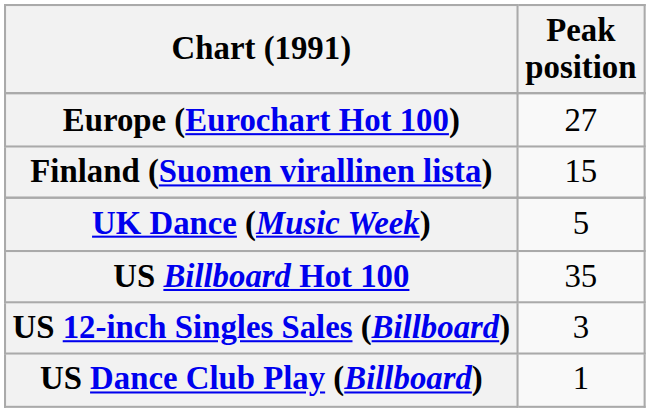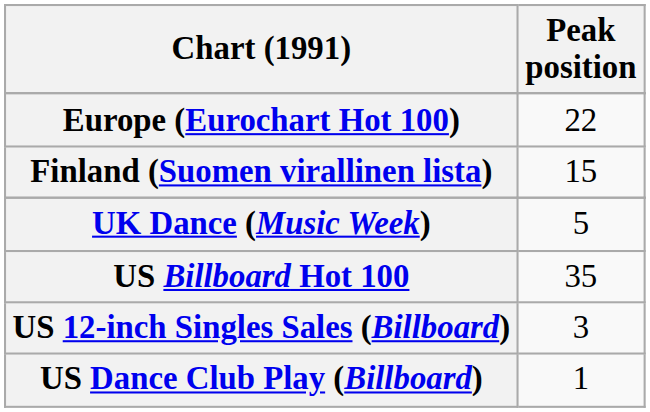(581, 119) 27 -> (581, 119) 22
